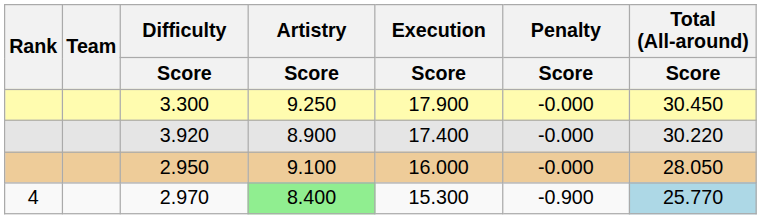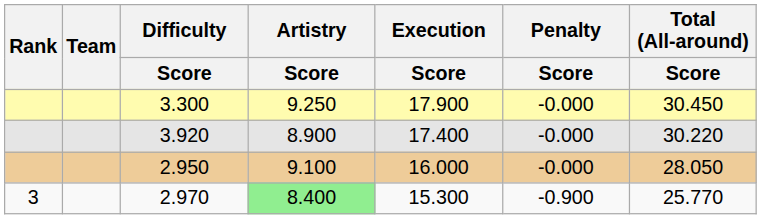(33, 198) 4 -> (33, 198) 3
(693, 198) lightblue background -> (693, 198) no background
